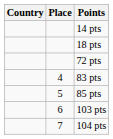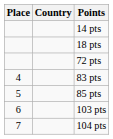columns swapped: (60, 12) <-> (25, 12)
